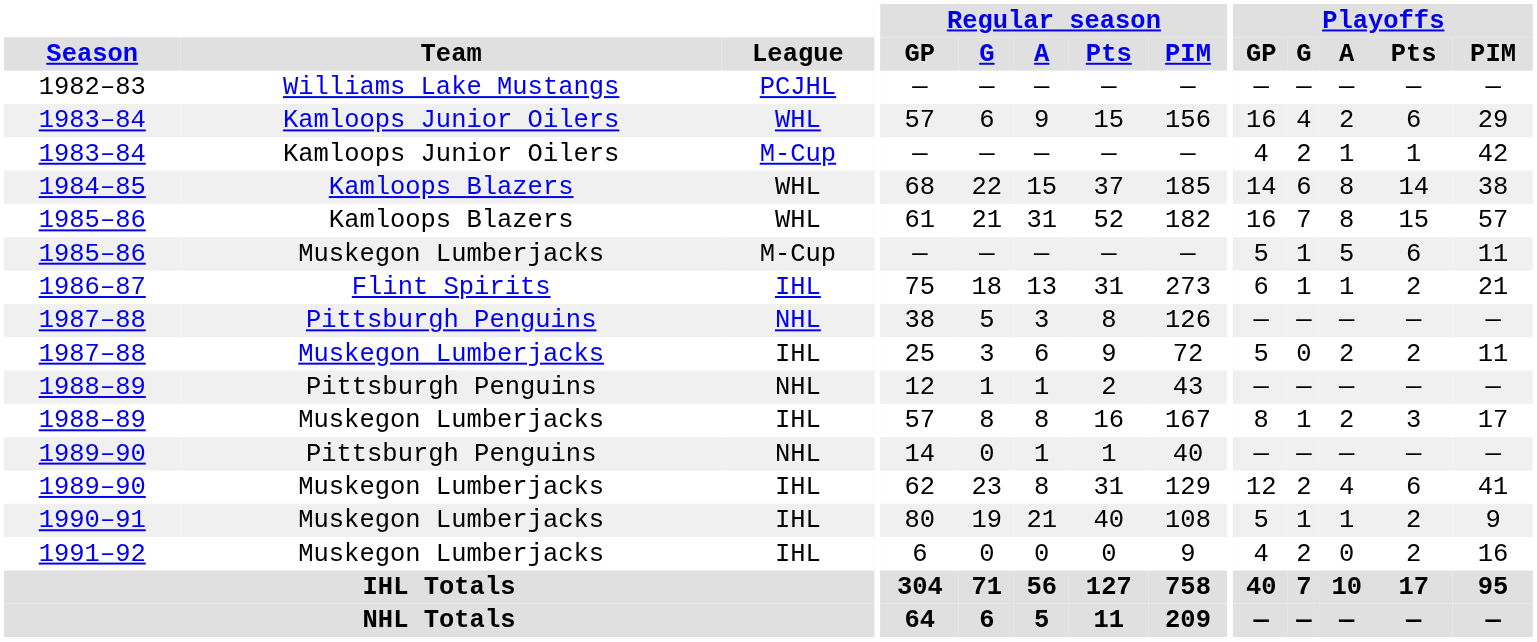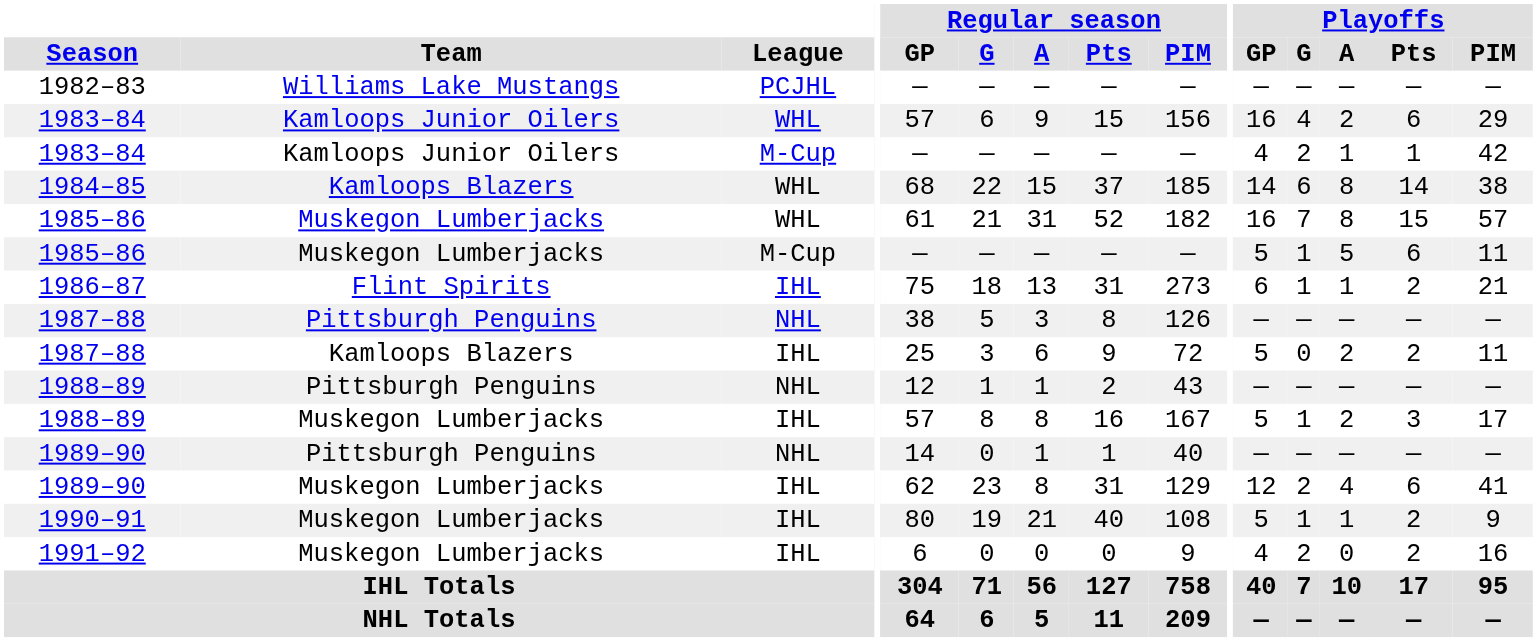(451, 221) Kamloops Blazers -> (451, 221) Muskegon Lumberjacks
(451, 354) Muskegon Lumberjacks -> (451, 354) Kamloops Blazers
(1261, 421) 8 -> (1261, 421) 5
